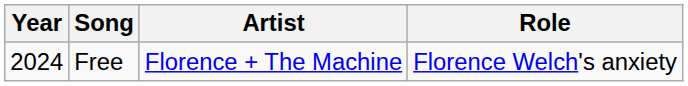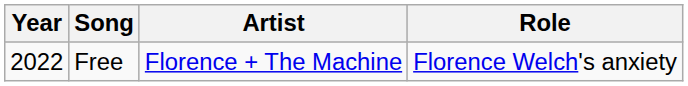(37, 61) 2024 -> (37, 61) 2022
